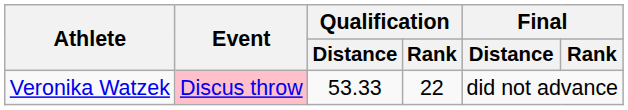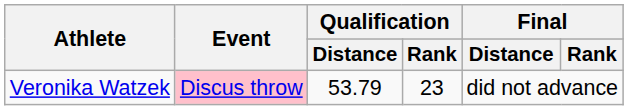(355, 88) 53.33 -> (355, 88) 53.79
(432, 88) 22 -> (432, 88) 23
